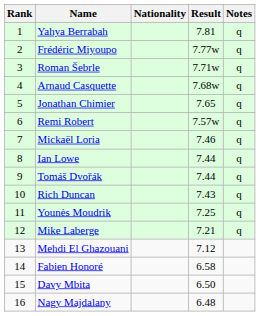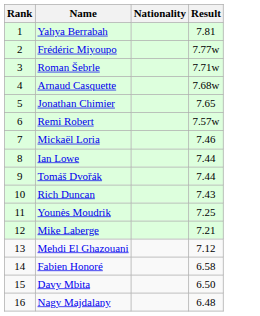- column: (239, 13)
